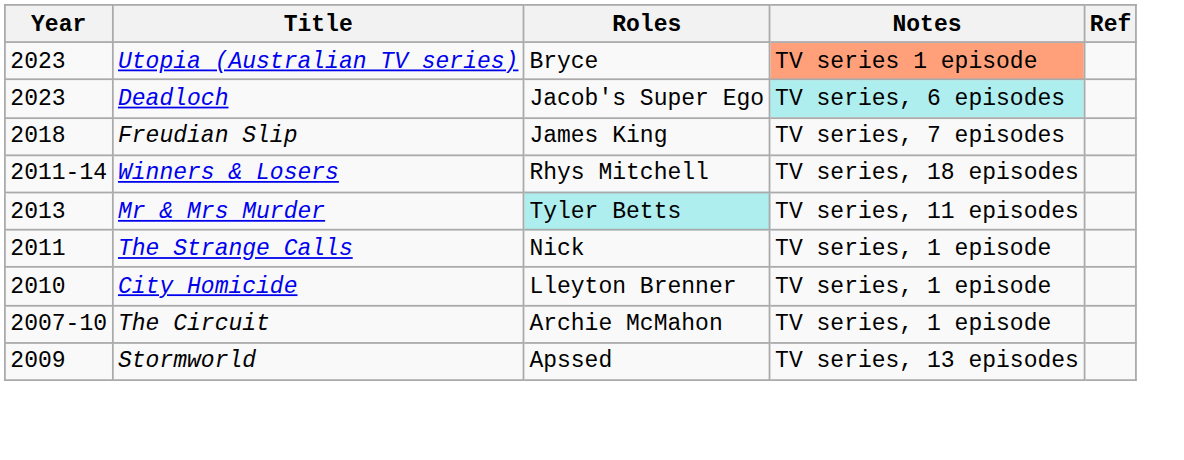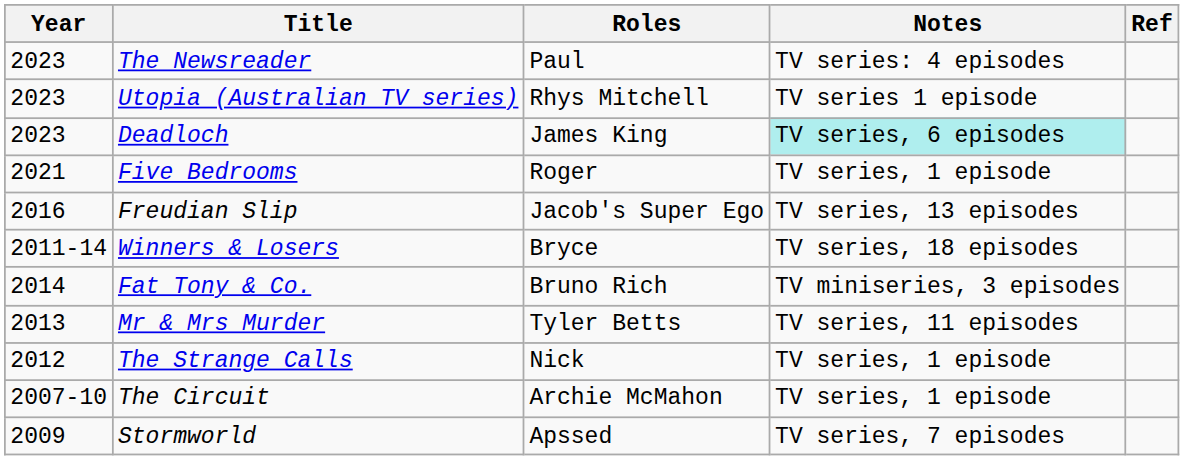+ row: (215, 61)
(564, 61) Bryce -> (619, 99) Rhys Mitchell
(906, 61) lightsalmon background -> (906, 99) no background
(647, 99) Jacob's Super Ego -> (598, 136) James King
+ row: (208, 174)
(38, 136) 2018 -> (38, 211) 2016
(598, 136) James King -> (647, 211) Jacob's Super Ego
(920, 136) TV series, 7 episodes -> (927, 211) TV series, 13 episodes
(619, 174) Rhys Mitchell -> (564, 249) Bryce
+ row: (215, 286)
(605, 211) paleturquoise background -> (605, 324) no background
(38, 249) 2011 -> (38, 361) 2012
- row: (208, 286)
(927, 361) TV series, 13 episodes -> (920, 436) TV series, 7 episodes
